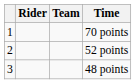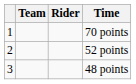columns swapped: (33, 13) <-> (66, 13)
